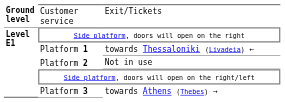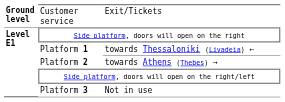(129, 62) Not in use -> (161, 62) towards Athens (Thebes) →
(161, 91) towards Athens (Thebes) → -> (129, 90) Not in use
